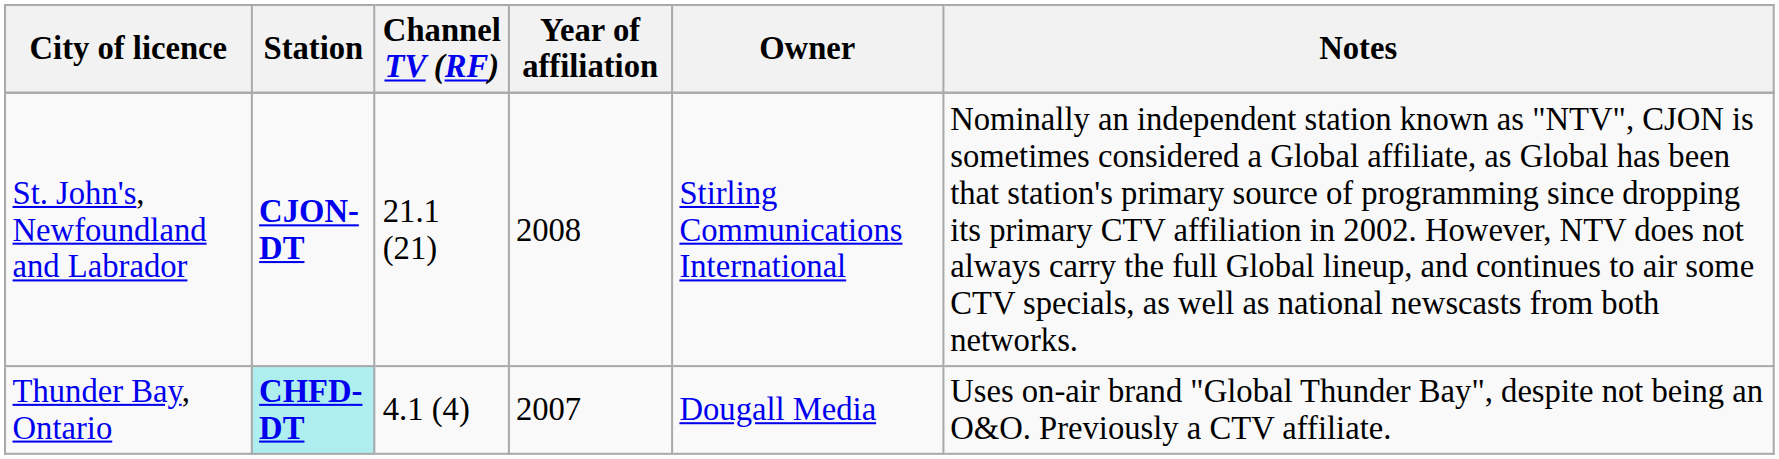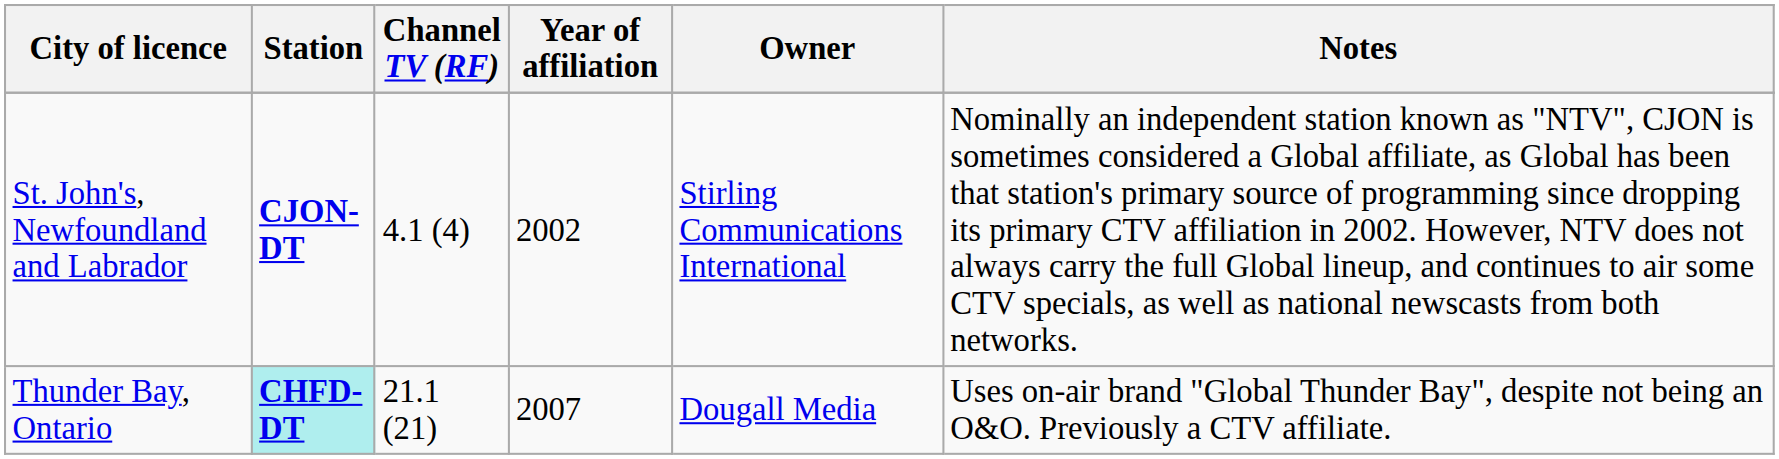(411, 229) 21.1 (21) -> (426, 229) 4.1 (4)
(549, 229) 2008 -> (549, 229) 2002
(426, 409) 4.1 (4) -> (411, 409) 21.1 (21)
